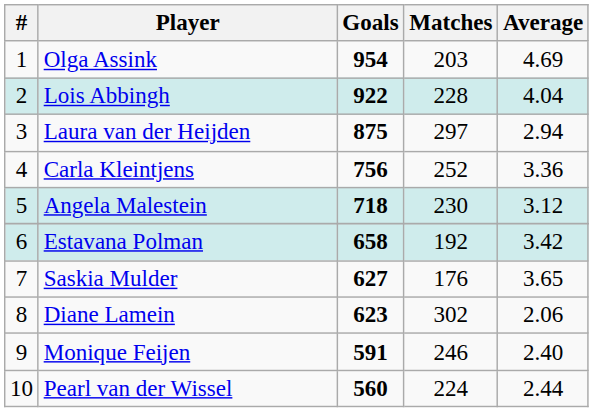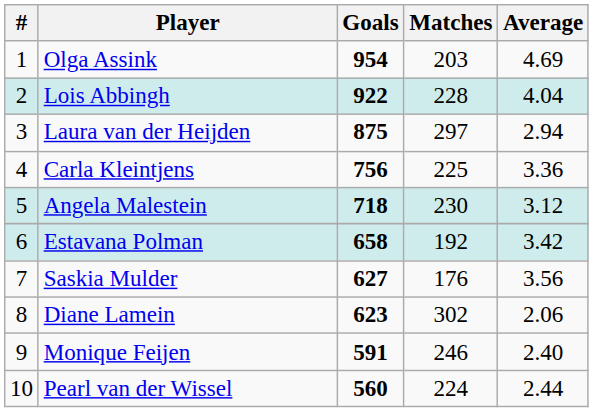(451, 168) 252 -> (451, 168) 225
(543, 278) 3.65 -> (543, 278) 3.56
